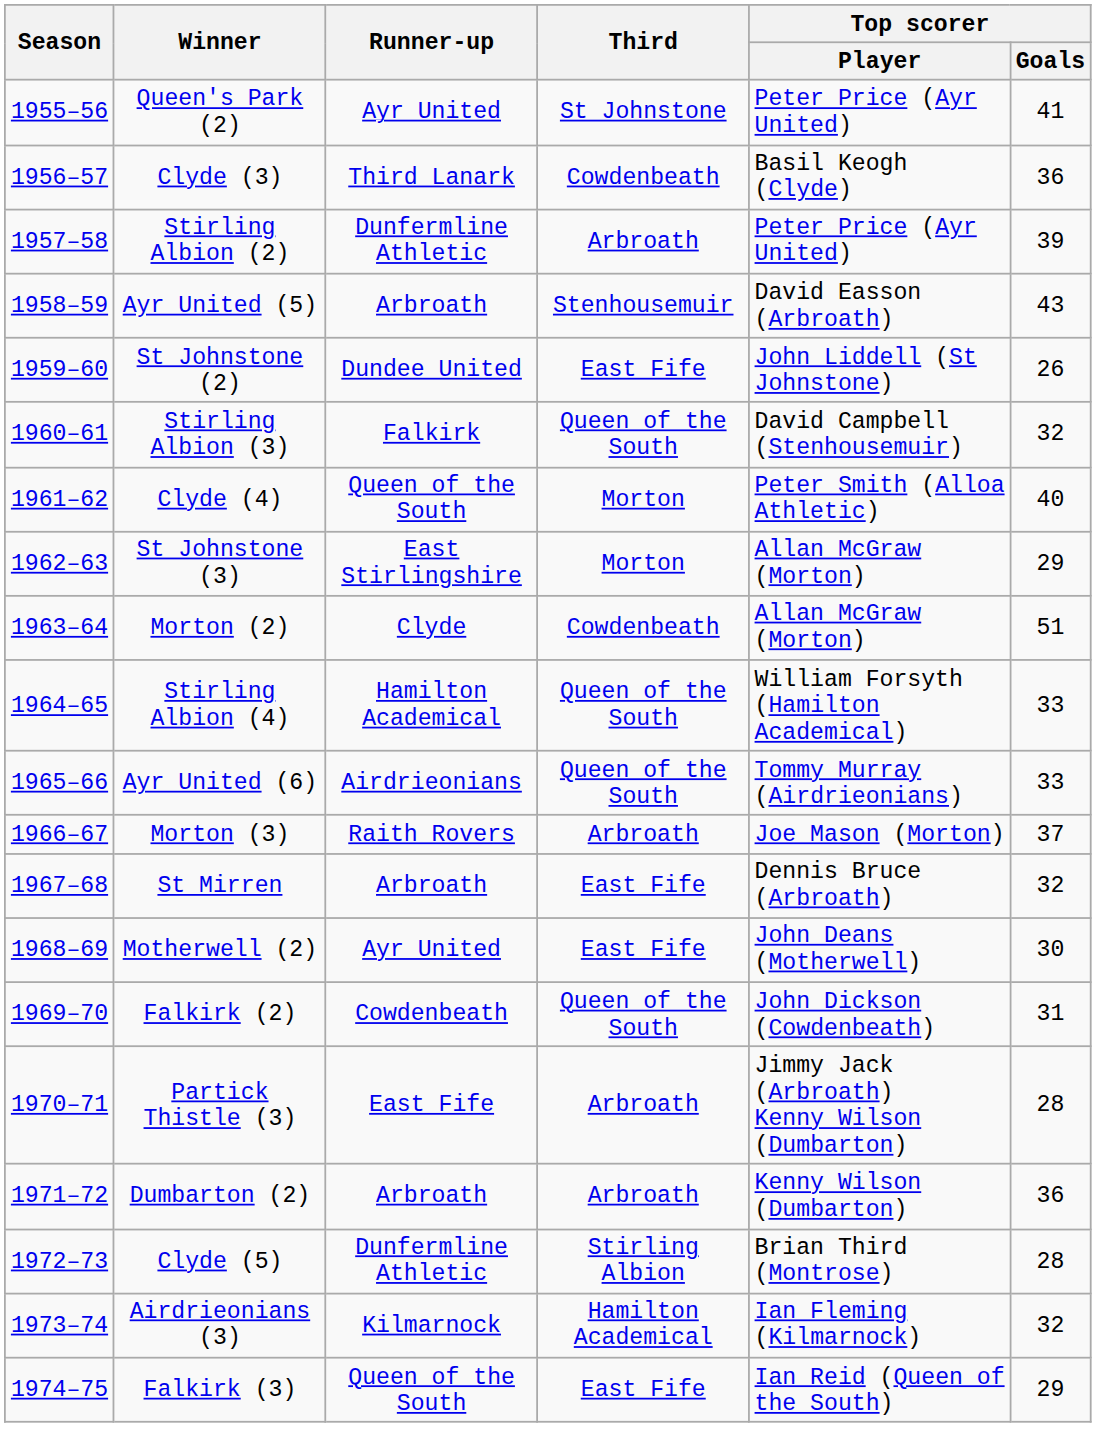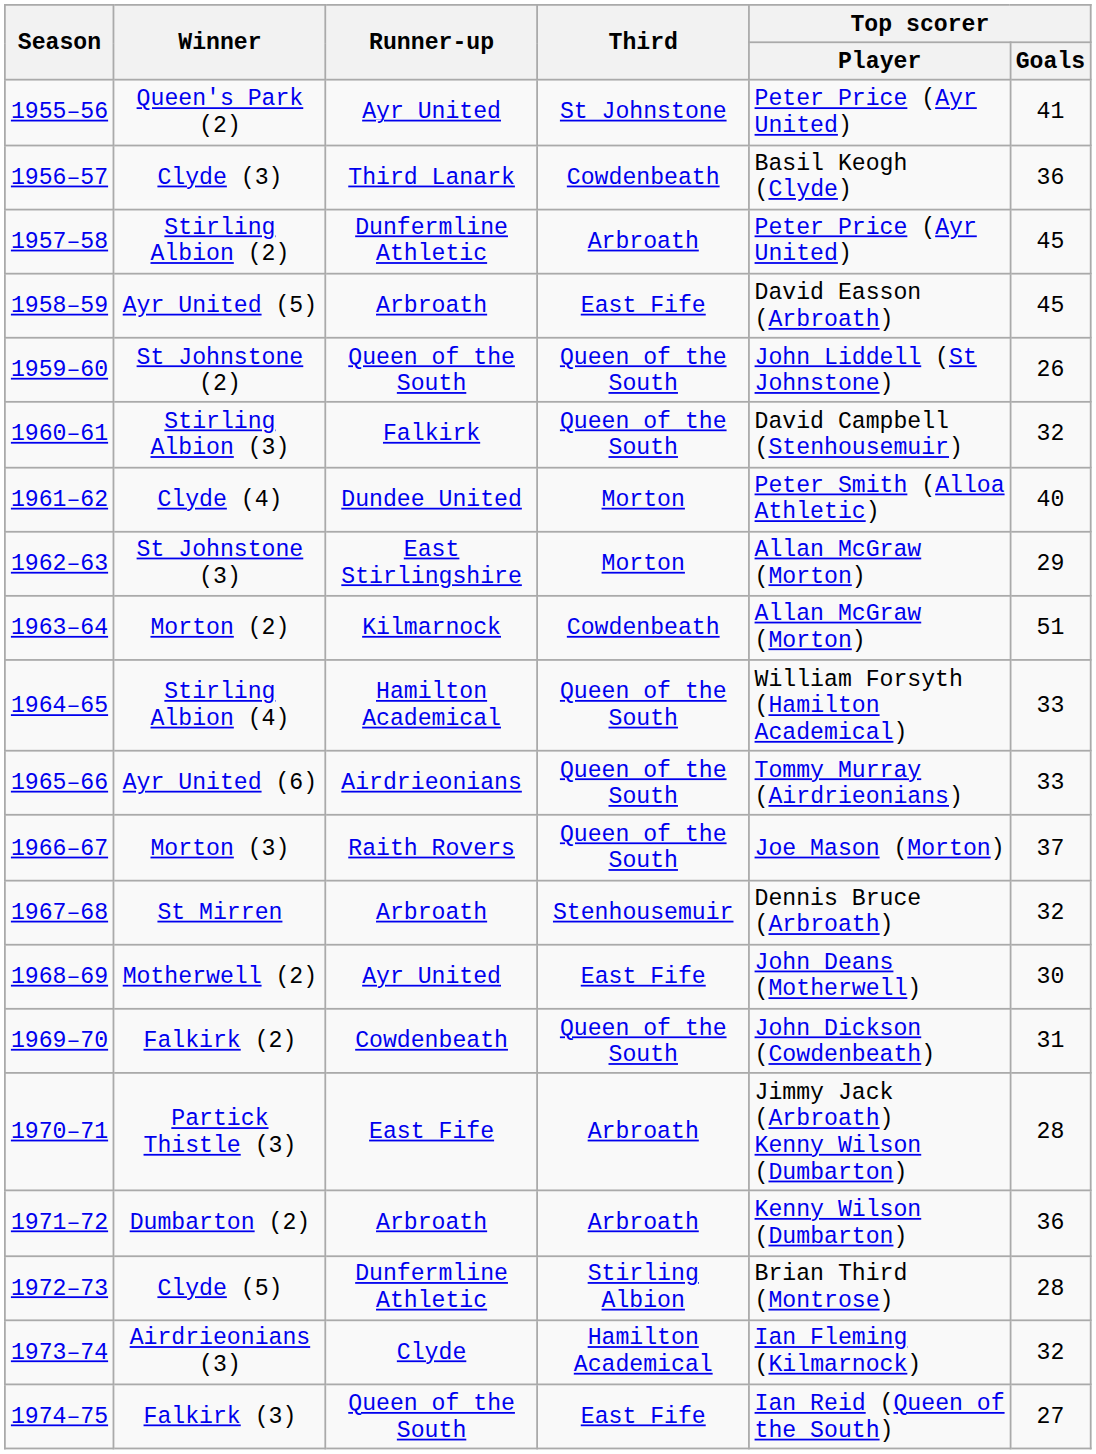(1050, 241) 39 -> (1050, 241) 45
(643, 306) Stenhousemuir -> (643, 306) East Fife
(1050, 306) 43 -> (1050, 306) 45
(432, 370) Dundee United -> (432, 370) Queen of the South
(643, 370) East Fife -> (643, 370) Queen of the South
(432, 499) Queen of the South -> (432, 499) Dundee United
(432, 628) Clyde -> (432, 628) Kilmarnock
(643, 834) Arbroath -> (643, 848) Queen of the South
(643, 885) East Fife -> (643, 912) Stenhousemuir
(432, 1325) Kilmarnock -> (432, 1352) Clyde
(1050, 1390) 29 -> (1050, 1416) 27
